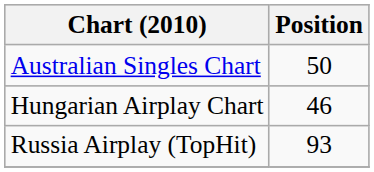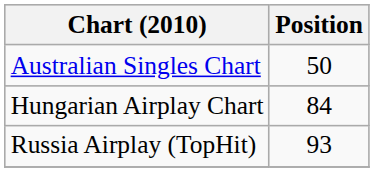(319, 105) 46 -> (319, 105) 84
